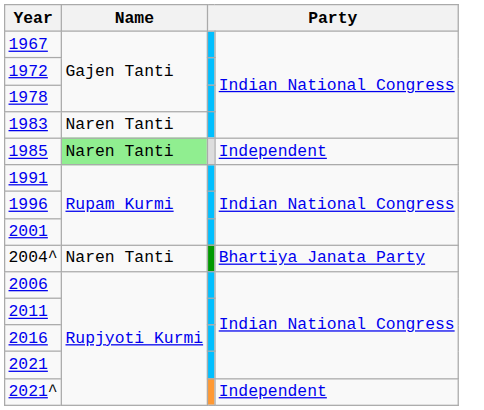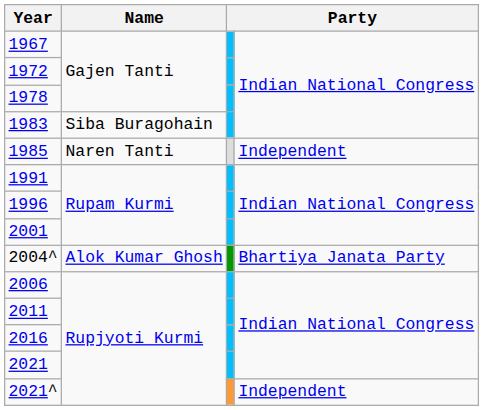(120, 125) Naren Tanti -> (139, 125) Siba Buragohain
(120, 151) lightgreen background -> (120, 151) no background
(120, 258) Naren Tanti -> (144, 258) Alok Kumar Ghosh
